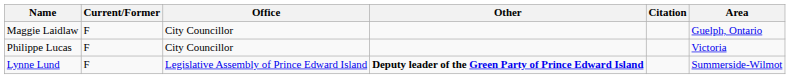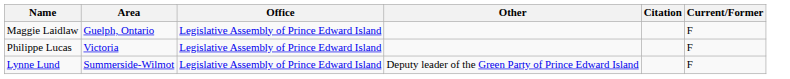columns swapped: (737, 13) <-> (122, 13)
(199, 30) City Councillor -> (280, 30) Legislative Assembly of Prince Edward Island
(199, 47) City Councillor -> (280, 47) Legislative Assembly of Prince Edward Island
(508, 64) bold -> (513, 64) normal
